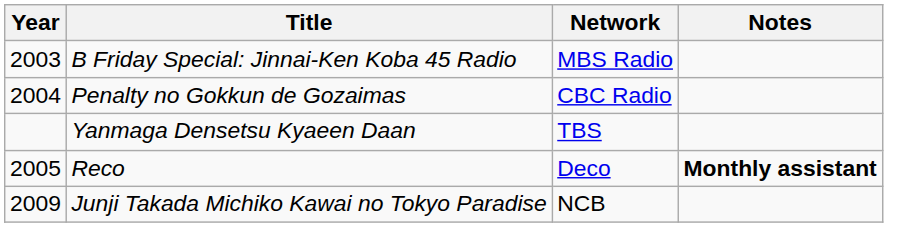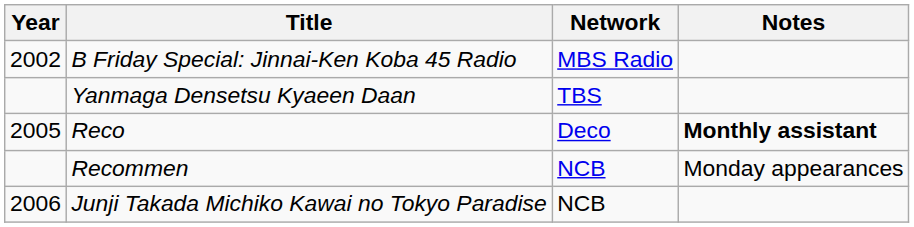(35, 58) 2003 -> (35, 58) 2002
- row: (239, 95)
+ row: (130, 167)
(35, 204) 2009 -> (35, 204) 2006
